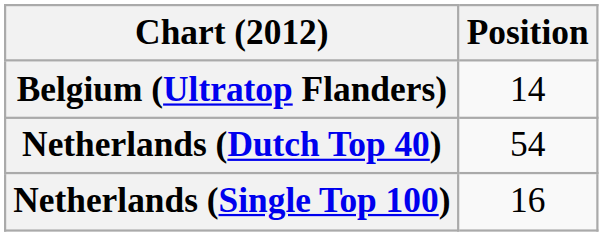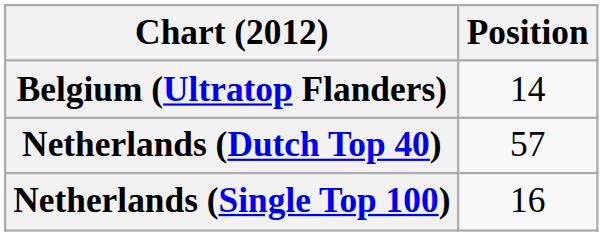(528, 144) 54 -> (528, 144) 57
